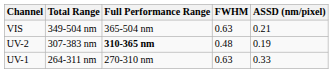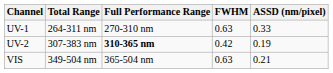rows swapped: (18, 60) <-> (15, 28)
(224, 44) 0.48 -> (224, 44) 0.42
